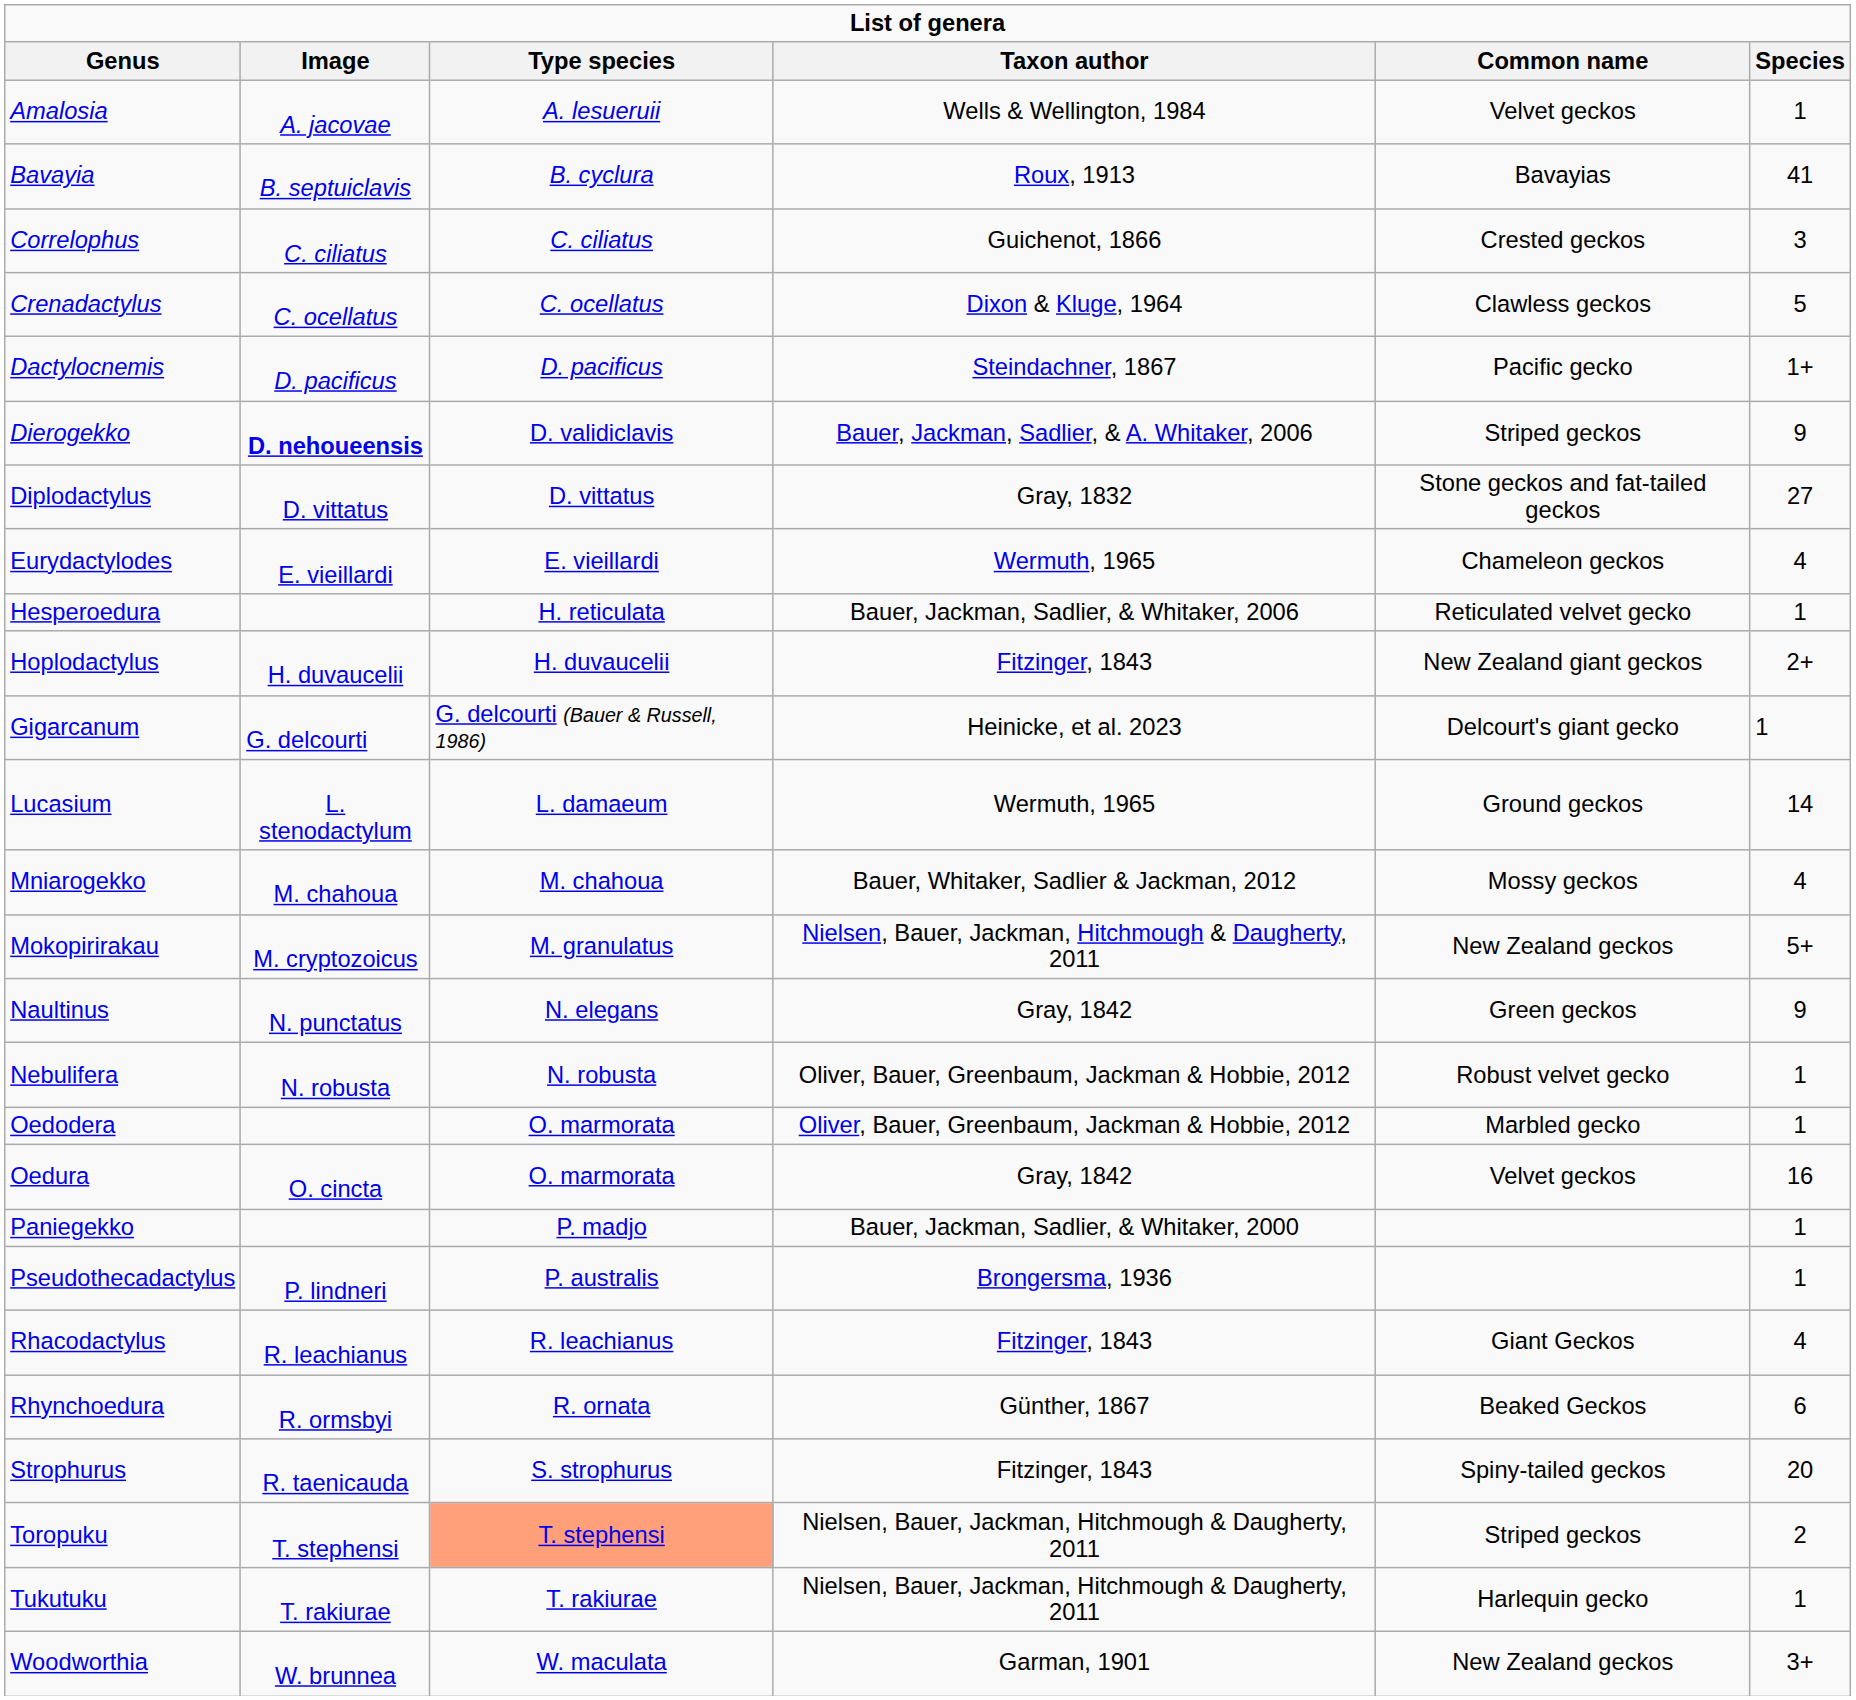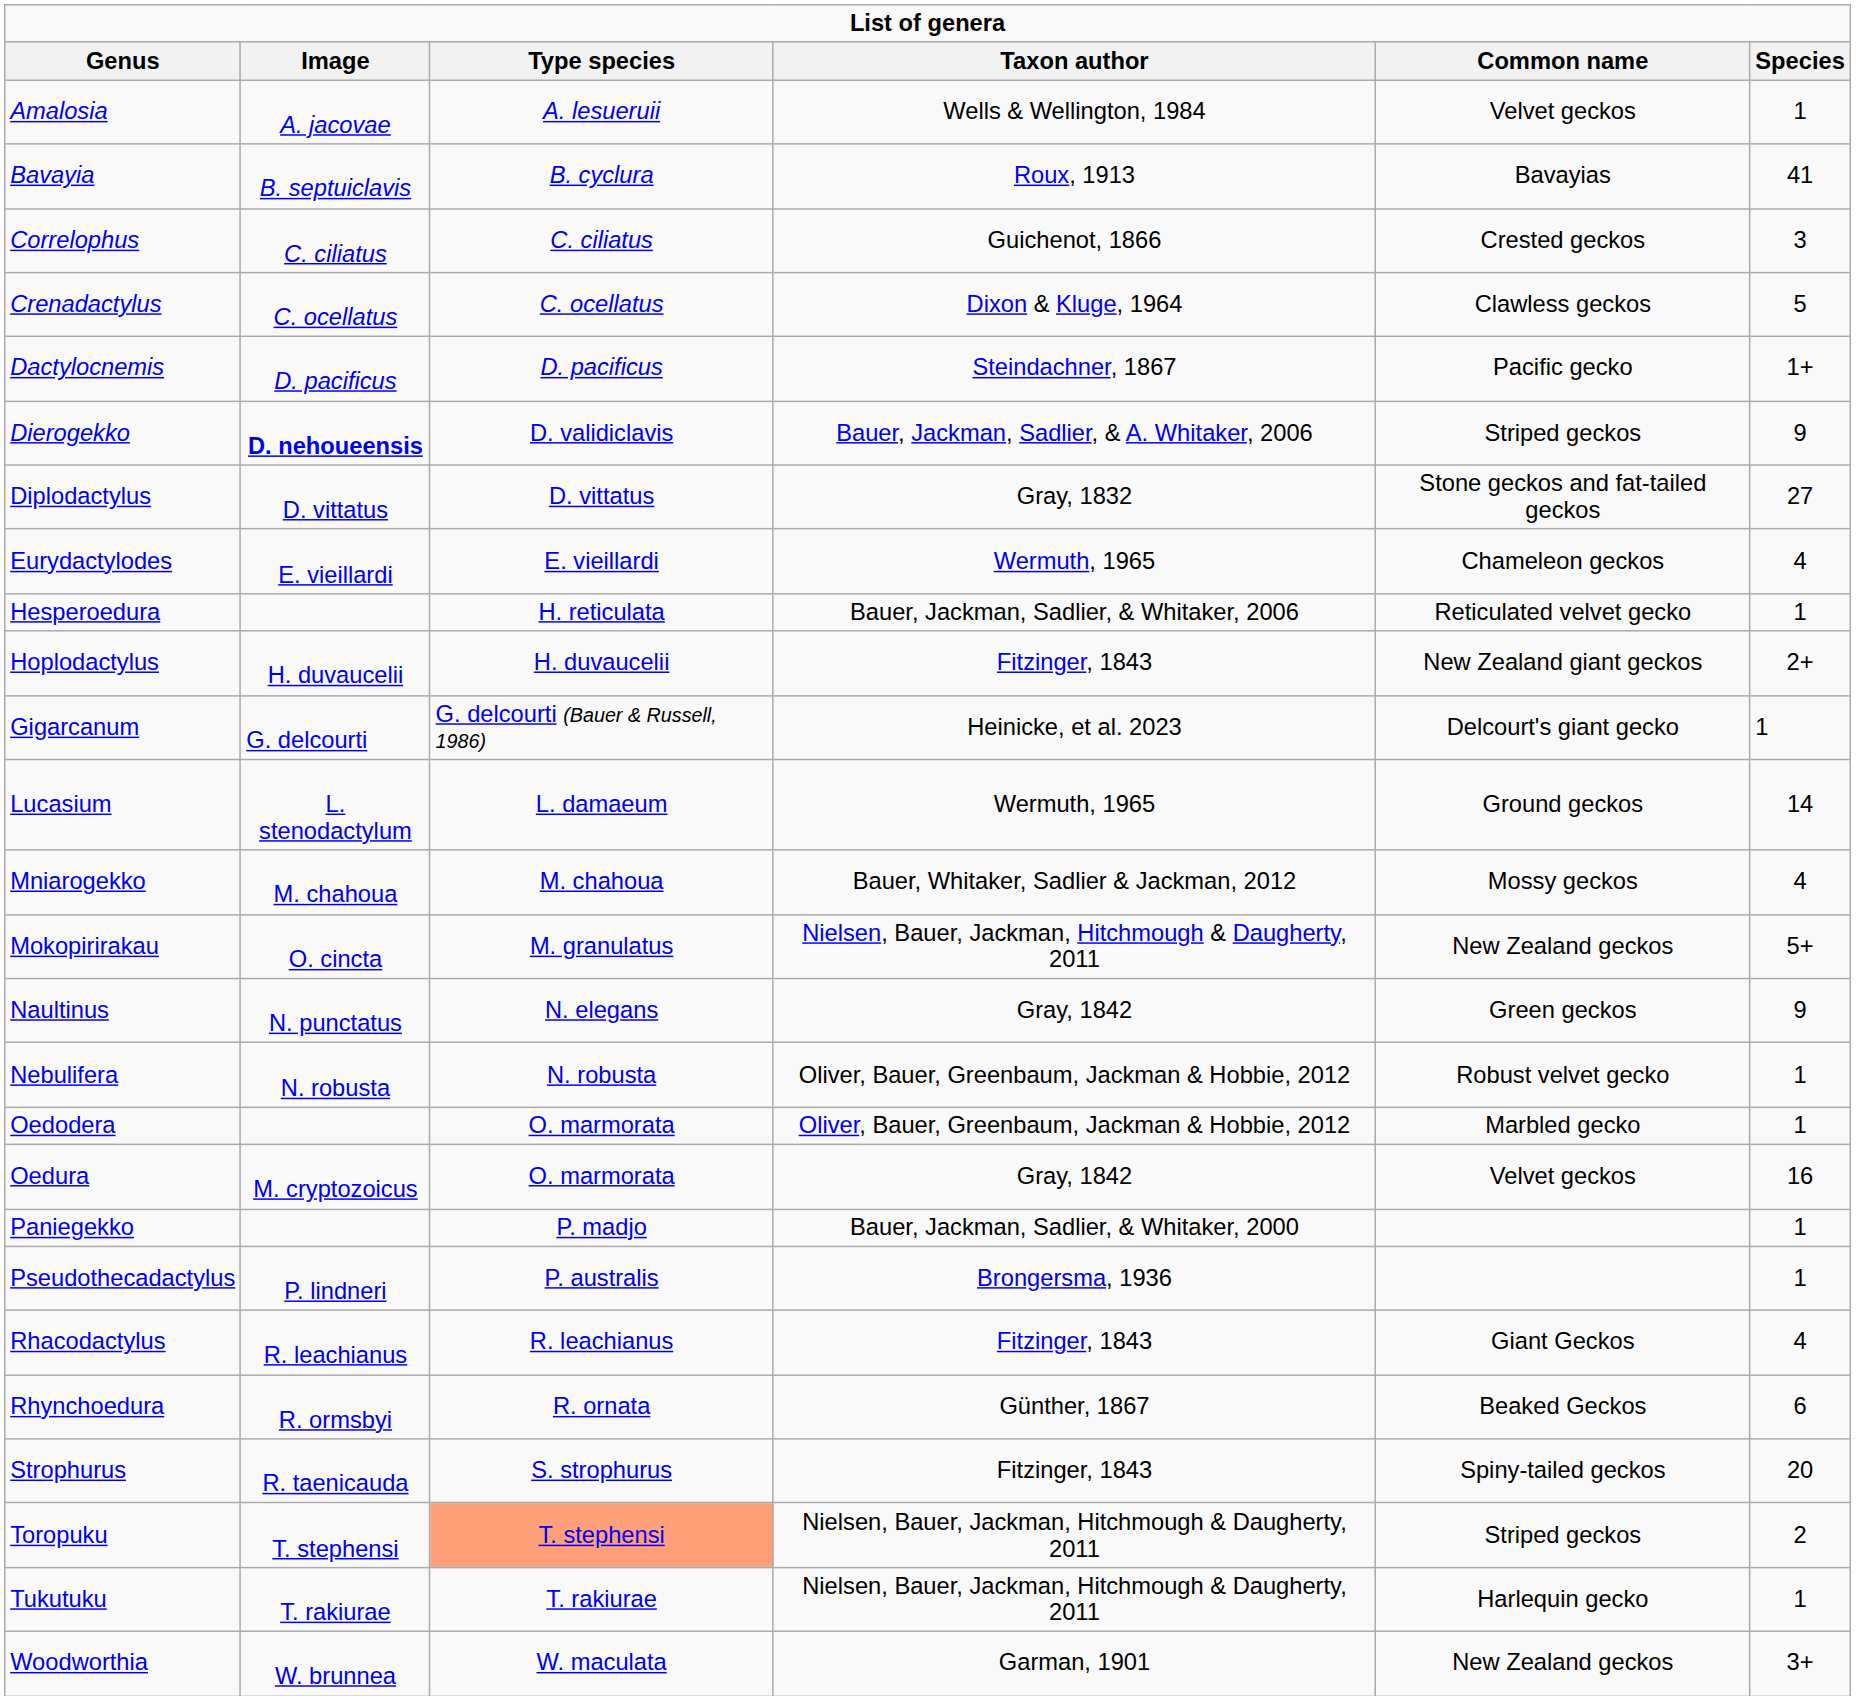(335, 959) M. cryptozoicus -> (335, 959) O. cincta
(335, 1189) O. cincta -> (335, 1189) M. cryptozoicus
